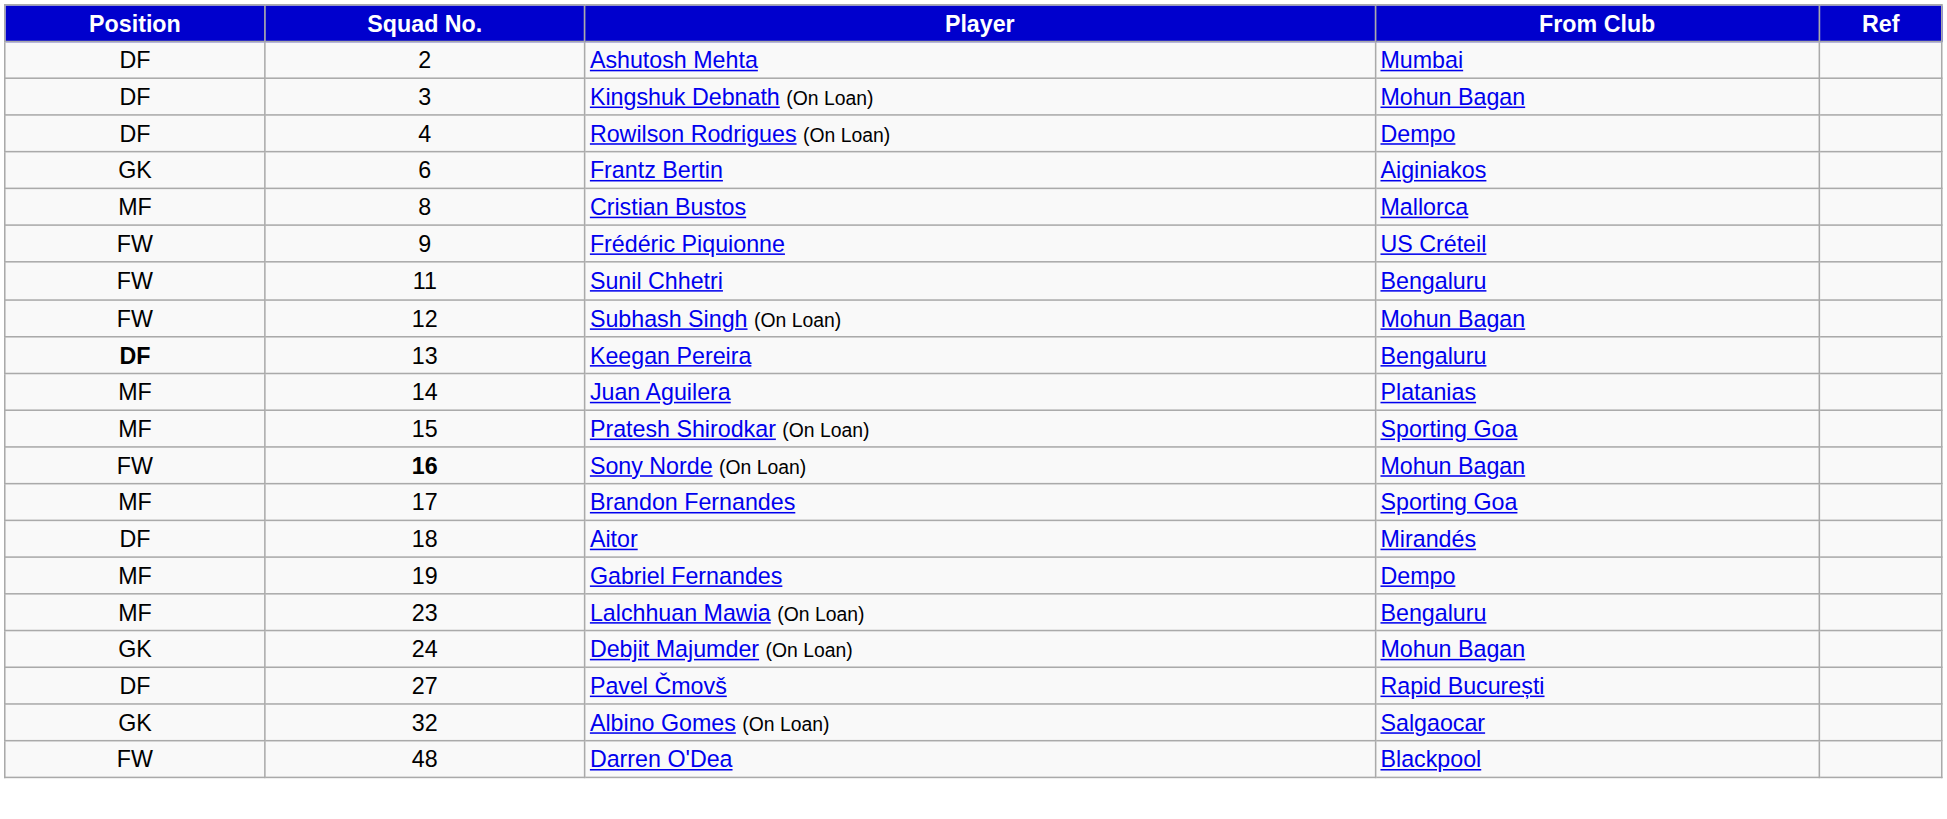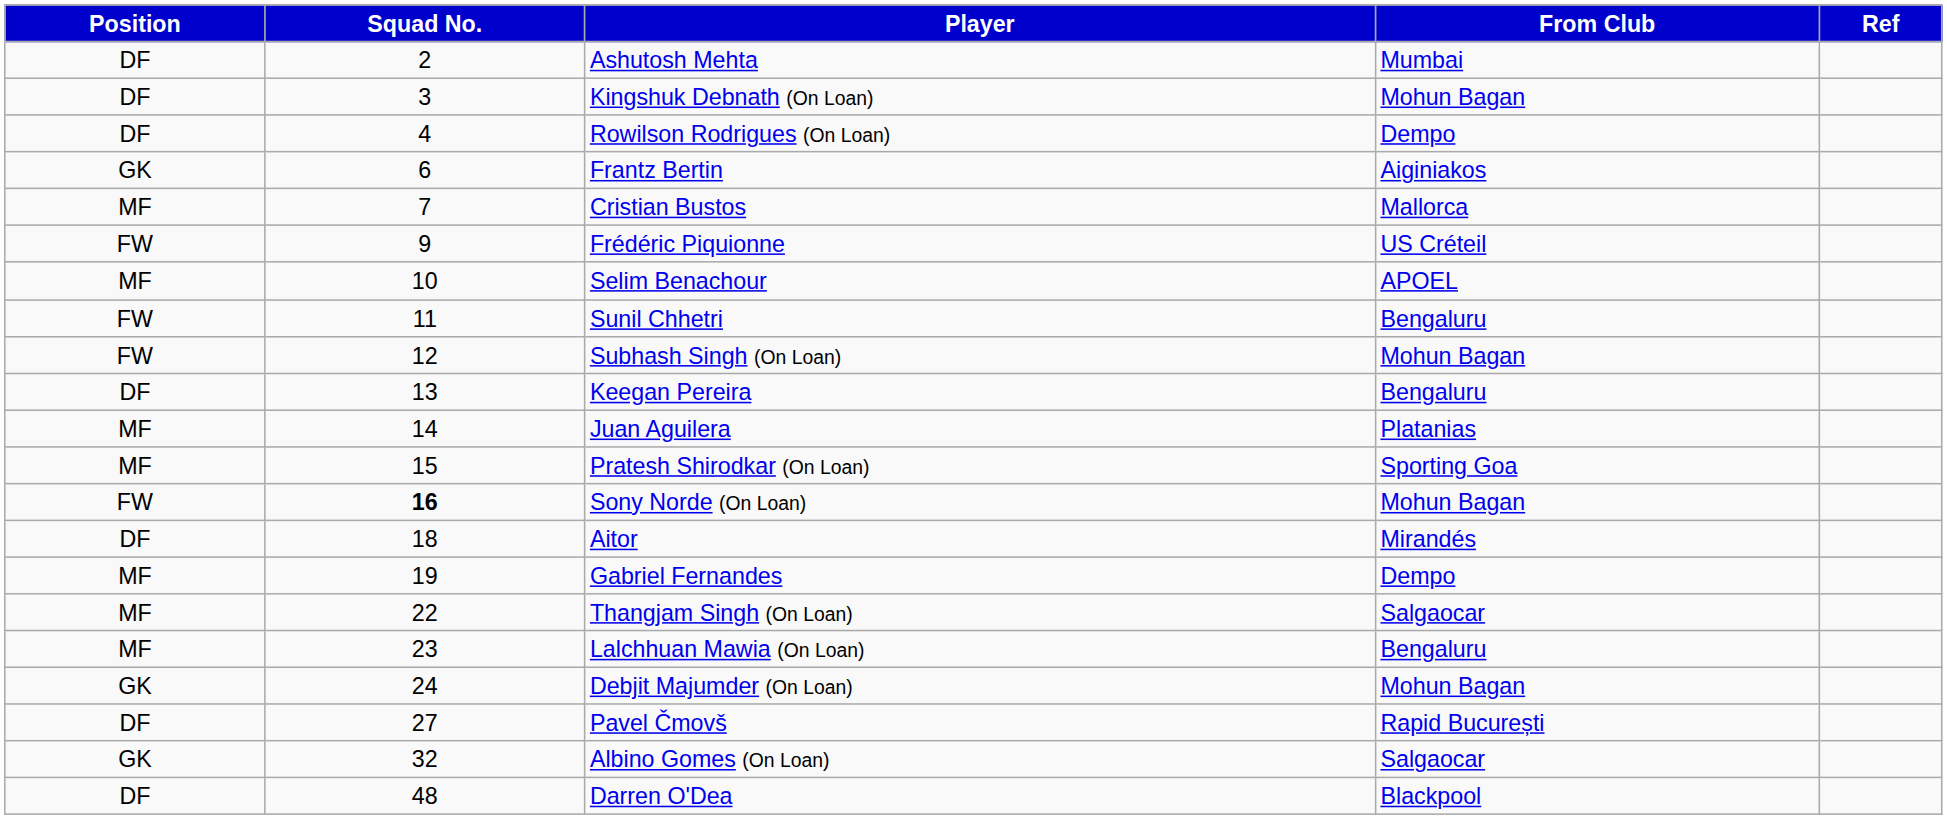(425, 207) 8 -> (425, 207) 7
+ row: (678, 281)
(135, 355) bold -> (135, 392) normal
- row: (693, 502)
+ row: (721, 612)
(135, 760) FW -> (135, 796) DF
